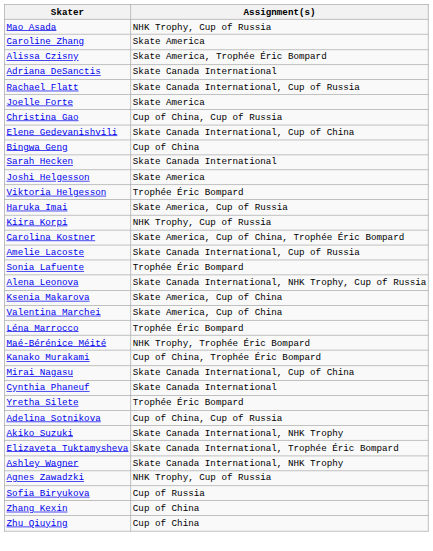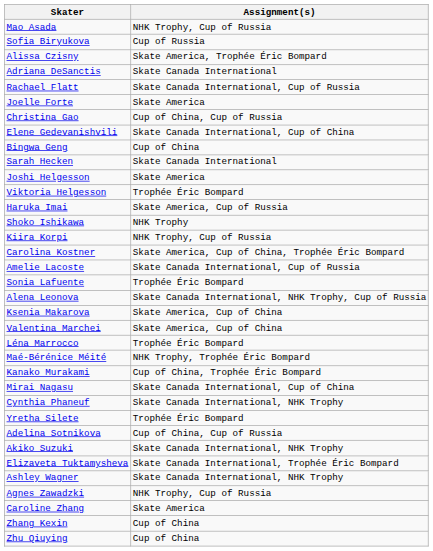rows swapped: (48, 493) <-> (45, 42)
+ row: (45, 222)
(205, 388) Skate Canada International -> (238, 403) Skate Canada International, NHK Trophy
